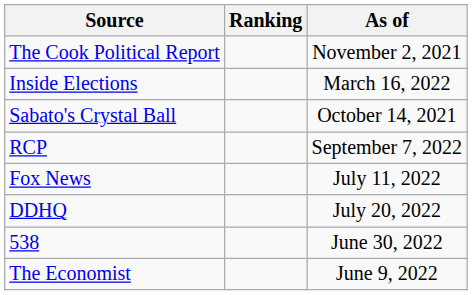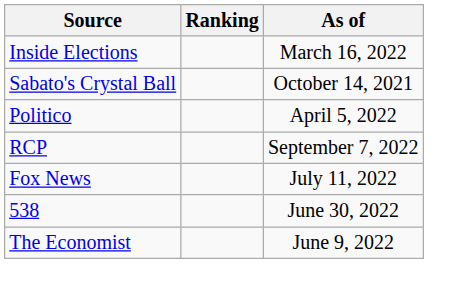- row: (114, 52)
+ row: (40, 115)
- row: (38, 210)
